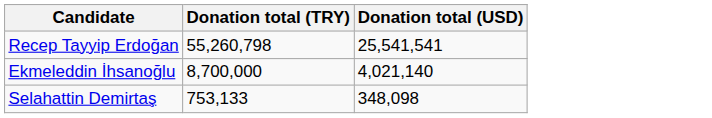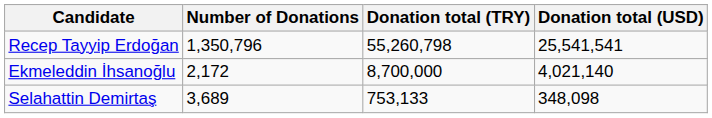+ column: (273, 17)
